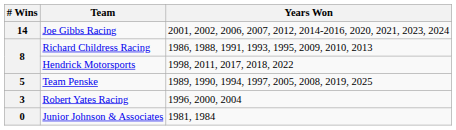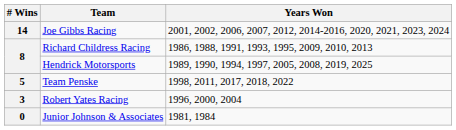(231, 65) 1998, 2011, 2017, 2018, 2022 -> (270, 65) 1989, 1990, 1994, 1997, 2005, 2008, 2019, 2025
(270, 82) 1989, 1990, 1994, 1997, 2005, 2008, 2019, 2025 -> (231, 82) 1998, 2011, 2017, 2018, 2022
